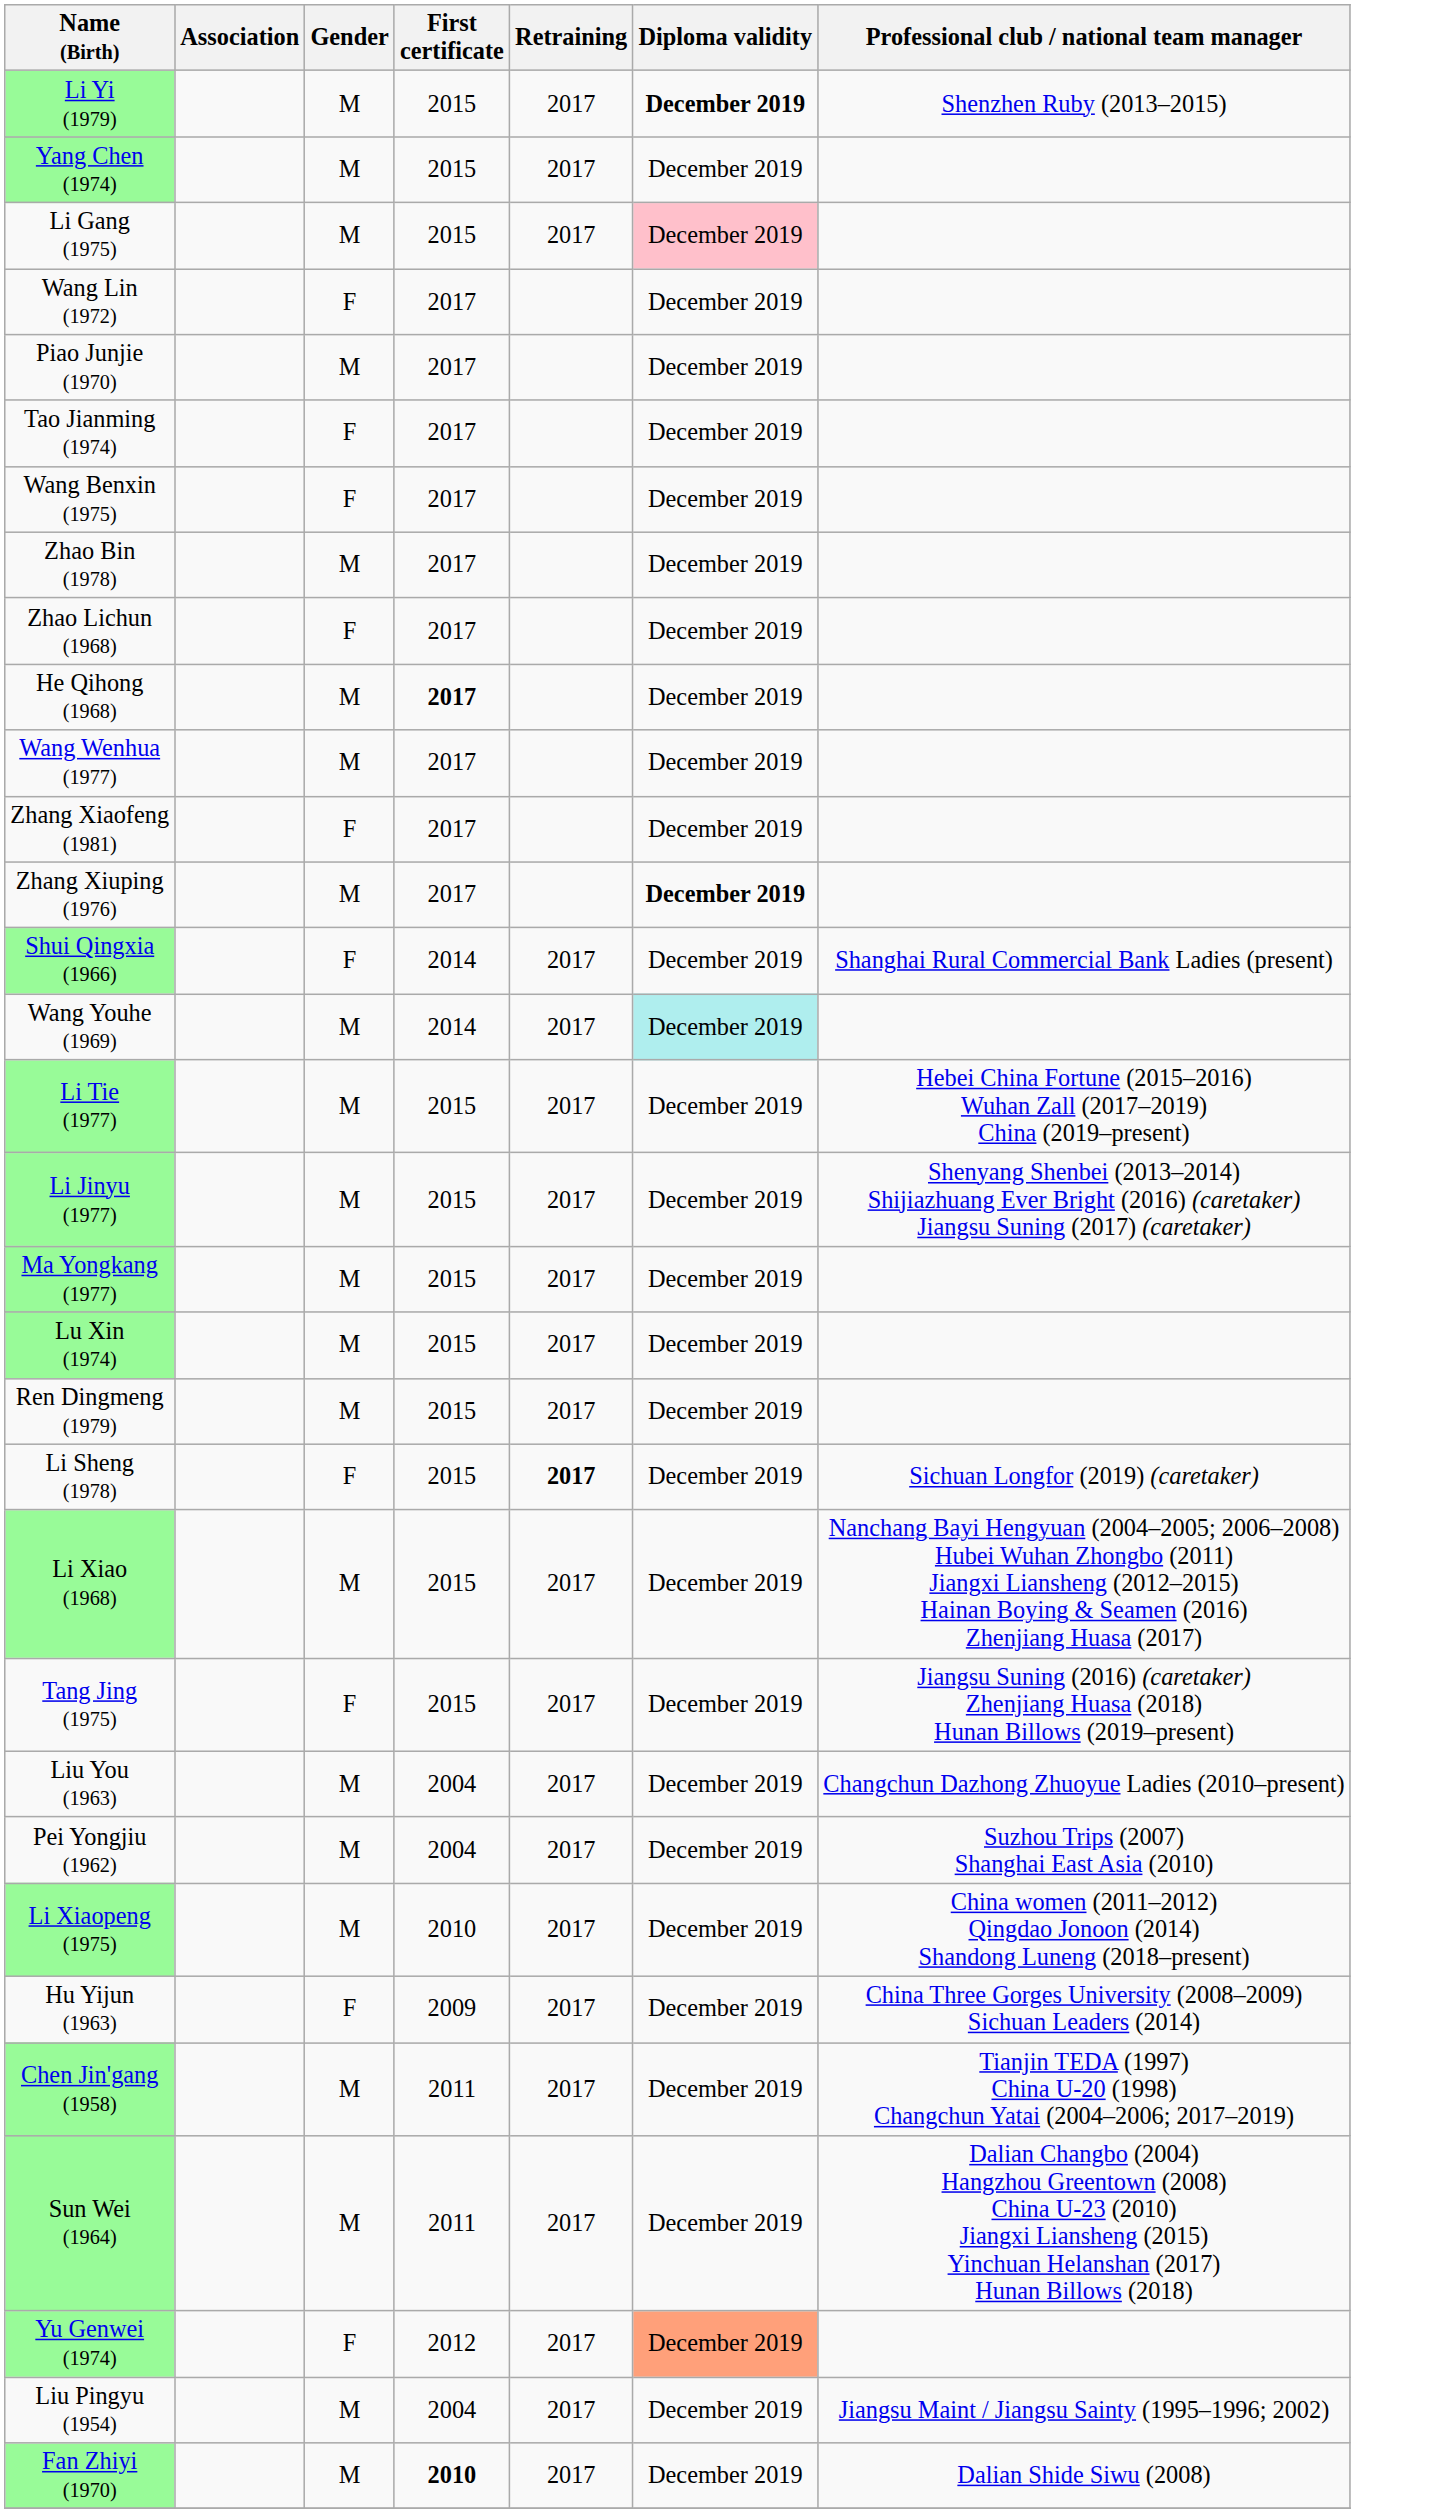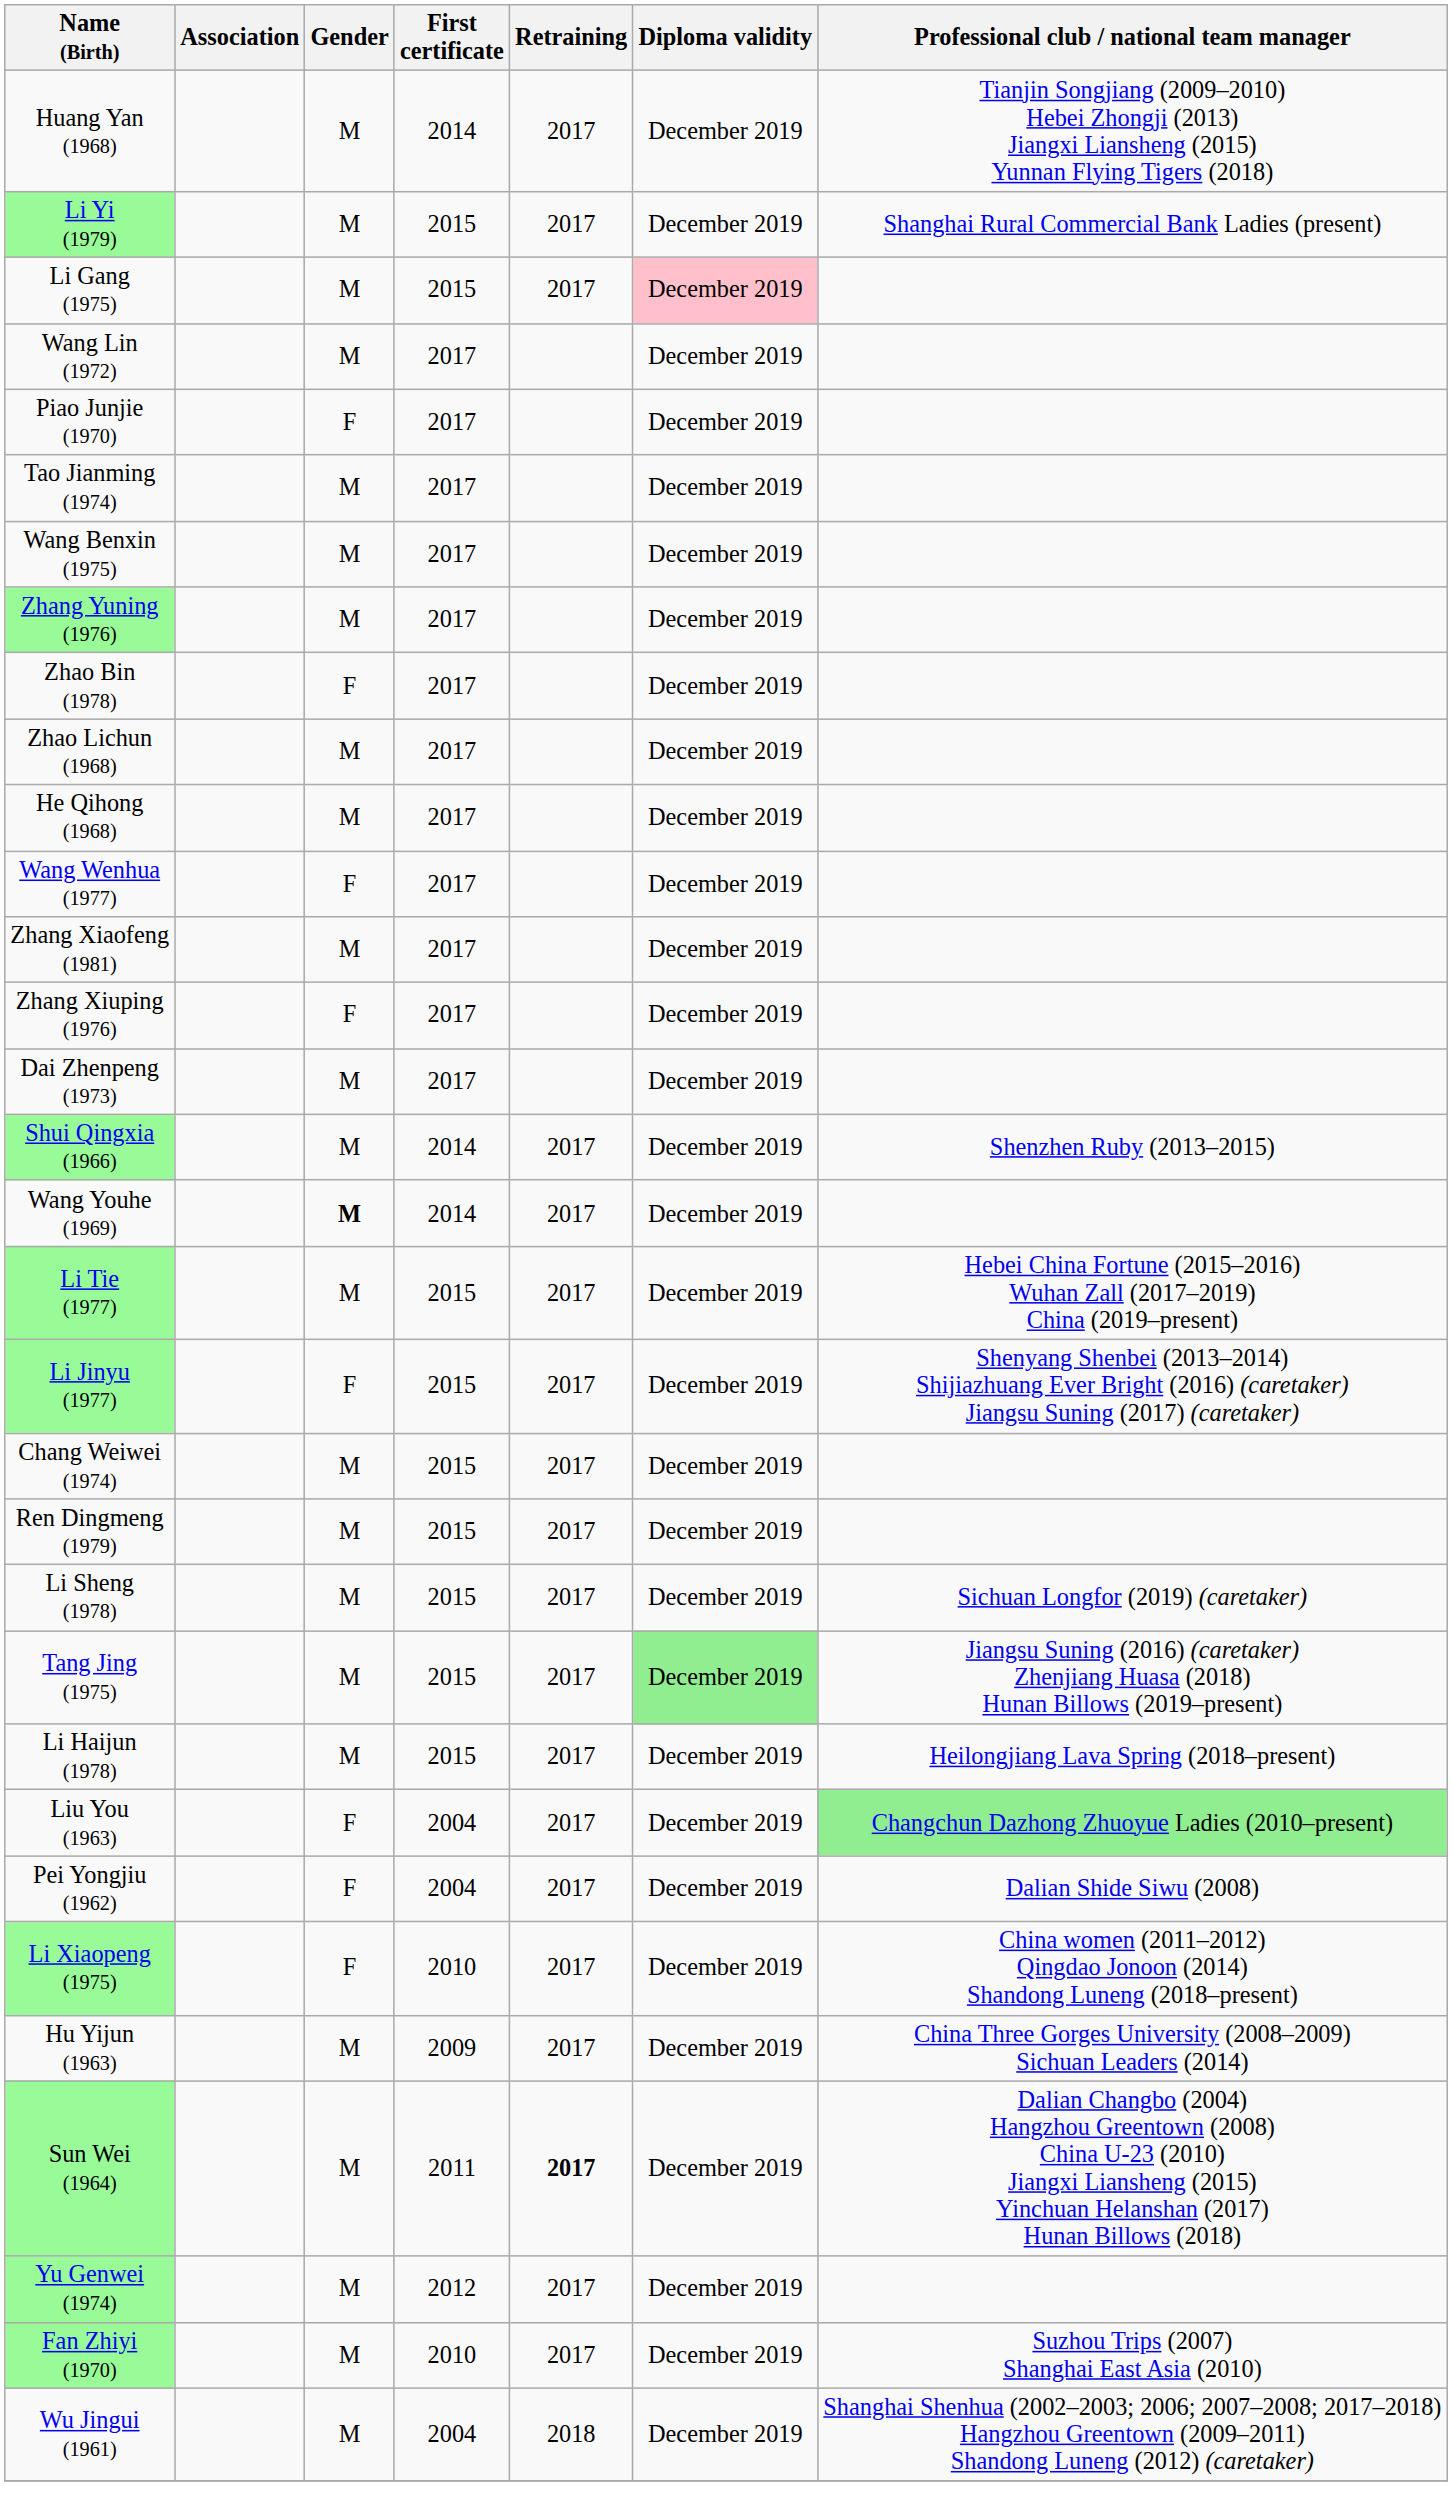+ row: (90, 130)
(725, 103) bold -> (725, 224) normal
(1084, 103) Shenzhen Ruby (2013–2015) -> (1132, 224) Shanghai Rural Commercial Bank Ladies (present)
- row: (90, 169)
(350, 301) F -> (350, 355) M
(350, 367) M -> (350, 421) F
(350, 433) F -> (350, 487) M
(350, 498) F -> (350, 553) M
+ row: (90, 619)
(350, 564) M -> (350, 685) F
(350, 630) F -> (350, 751) M
(452, 696) bold -> (452, 817) normal
(350, 762) M -> (350, 883) F
(350, 828) F -> (350, 949) M
(350, 894) M -> (350, 1015) F
(725, 894) bold -> (725, 1015) normal
+ row: (90, 1081)
(350, 960) F -> (350, 1147) M
(1084, 960) Shanghai Rural Commercial Bank Ladies (present) -> (1132, 1147) Shenzhen Ruby (2013–2015)
(350, 1026) normal -> (350, 1212) bold
(725, 1026) paleturquoise background -> (725, 1212) no background
(350, 1199) M -> (350, 1385) F
- row: (90, 1278)
+ row: (90, 1465)
- row: (90, 1344)
(350, 1476) F -> (350, 1597) M
(571, 1476) bold -> (571, 1597) normal
- row: (90, 1583)
(350, 1704) F -> (350, 1676) M
(725, 1704) no background -> (725, 1676) lightgreen background
+ row: (90, 1756)
(350, 1783) M -> (350, 1822) F
(1084, 1783) no background -> (1132, 1822) lightgreen background
(350, 1849) M -> (350, 1888) F
(1084, 1849) Suzhou Trips (2007) Shanghai East Asia (2010) -> (1132, 1888) Dalian Shide Siwu (2008)
(350, 1929) M -> (350, 1968) F
(350, 2009) F -> (350, 2047) M
- row: (90, 2088)
(571, 2223) normal -> (571, 2168) bold
(350, 2343) F -> (350, 2288) M
(725, 2343) lightsalmon background -> (725, 2288) no background
- row: (90, 2409)
(452, 2475) bold -> (452, 2354) normal
(1084, 2475) Dalian Shide Siwu (2008) -> (1132, 2354) Suzhou Trips (2007) Shanghai East Asia (2010)
+ row: (90, 2434)
